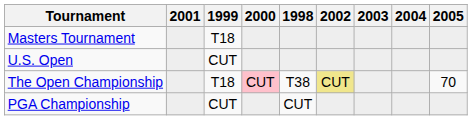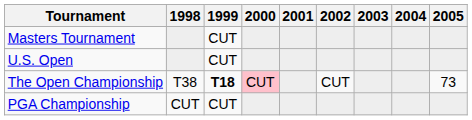columns swapped: (298, 16) <-> (185, 16)
(223, 38) T18 -> (223, 38) CUT
(223, 82) normal -> (223, 82) bold
(335, 82) khaki background -> (335, 82) no background
(448, 82) 70 -> (448, 82) 73
